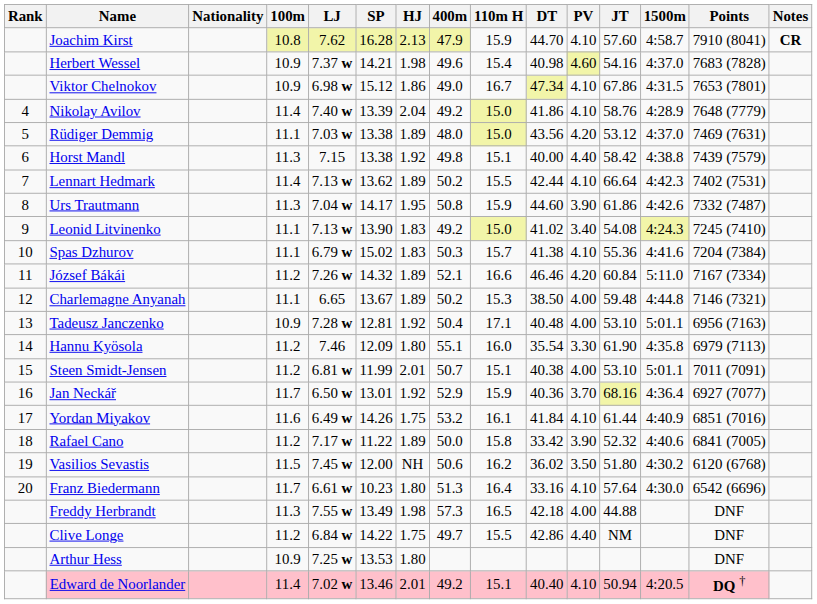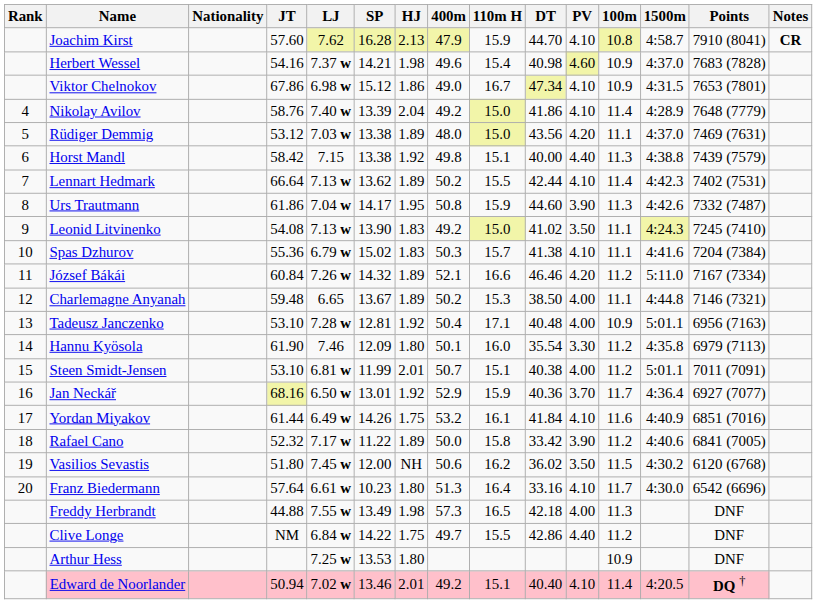columns swapped: (288, 16) <-> (620, 16)
(583, 228) 3.40 -> (582, 228) 3.50
(450, 346) 55.1 -> (449, 346) 50.1
